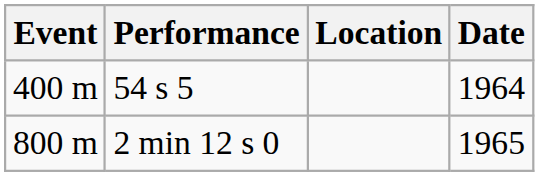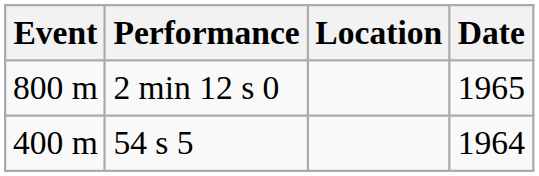rows swapped: (154, 87) <-> (196, 143)
